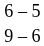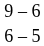rows swapped: (22, 11) <-> (22, 35)
